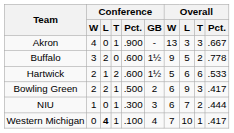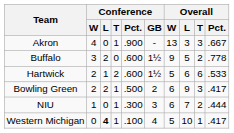(172, 120) 7 -> (172, 120) 5
